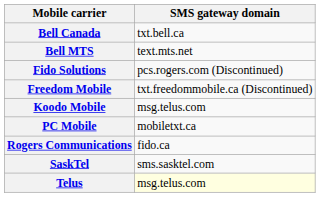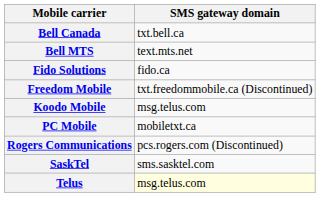(210, 70) pcs.rogers.com (Discontinued) -> (153, 70) fido.ca
(153, 145) fido.ca -> (210, 145) pcs.rogers.com (Discontinued)
